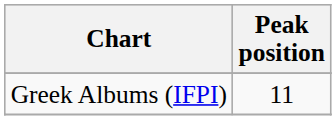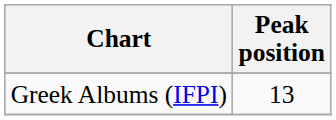(282, 93) 11 -> (282, 93) 13
